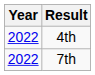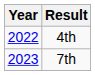(23, 59) 2022 -> (23, 59) 2023
